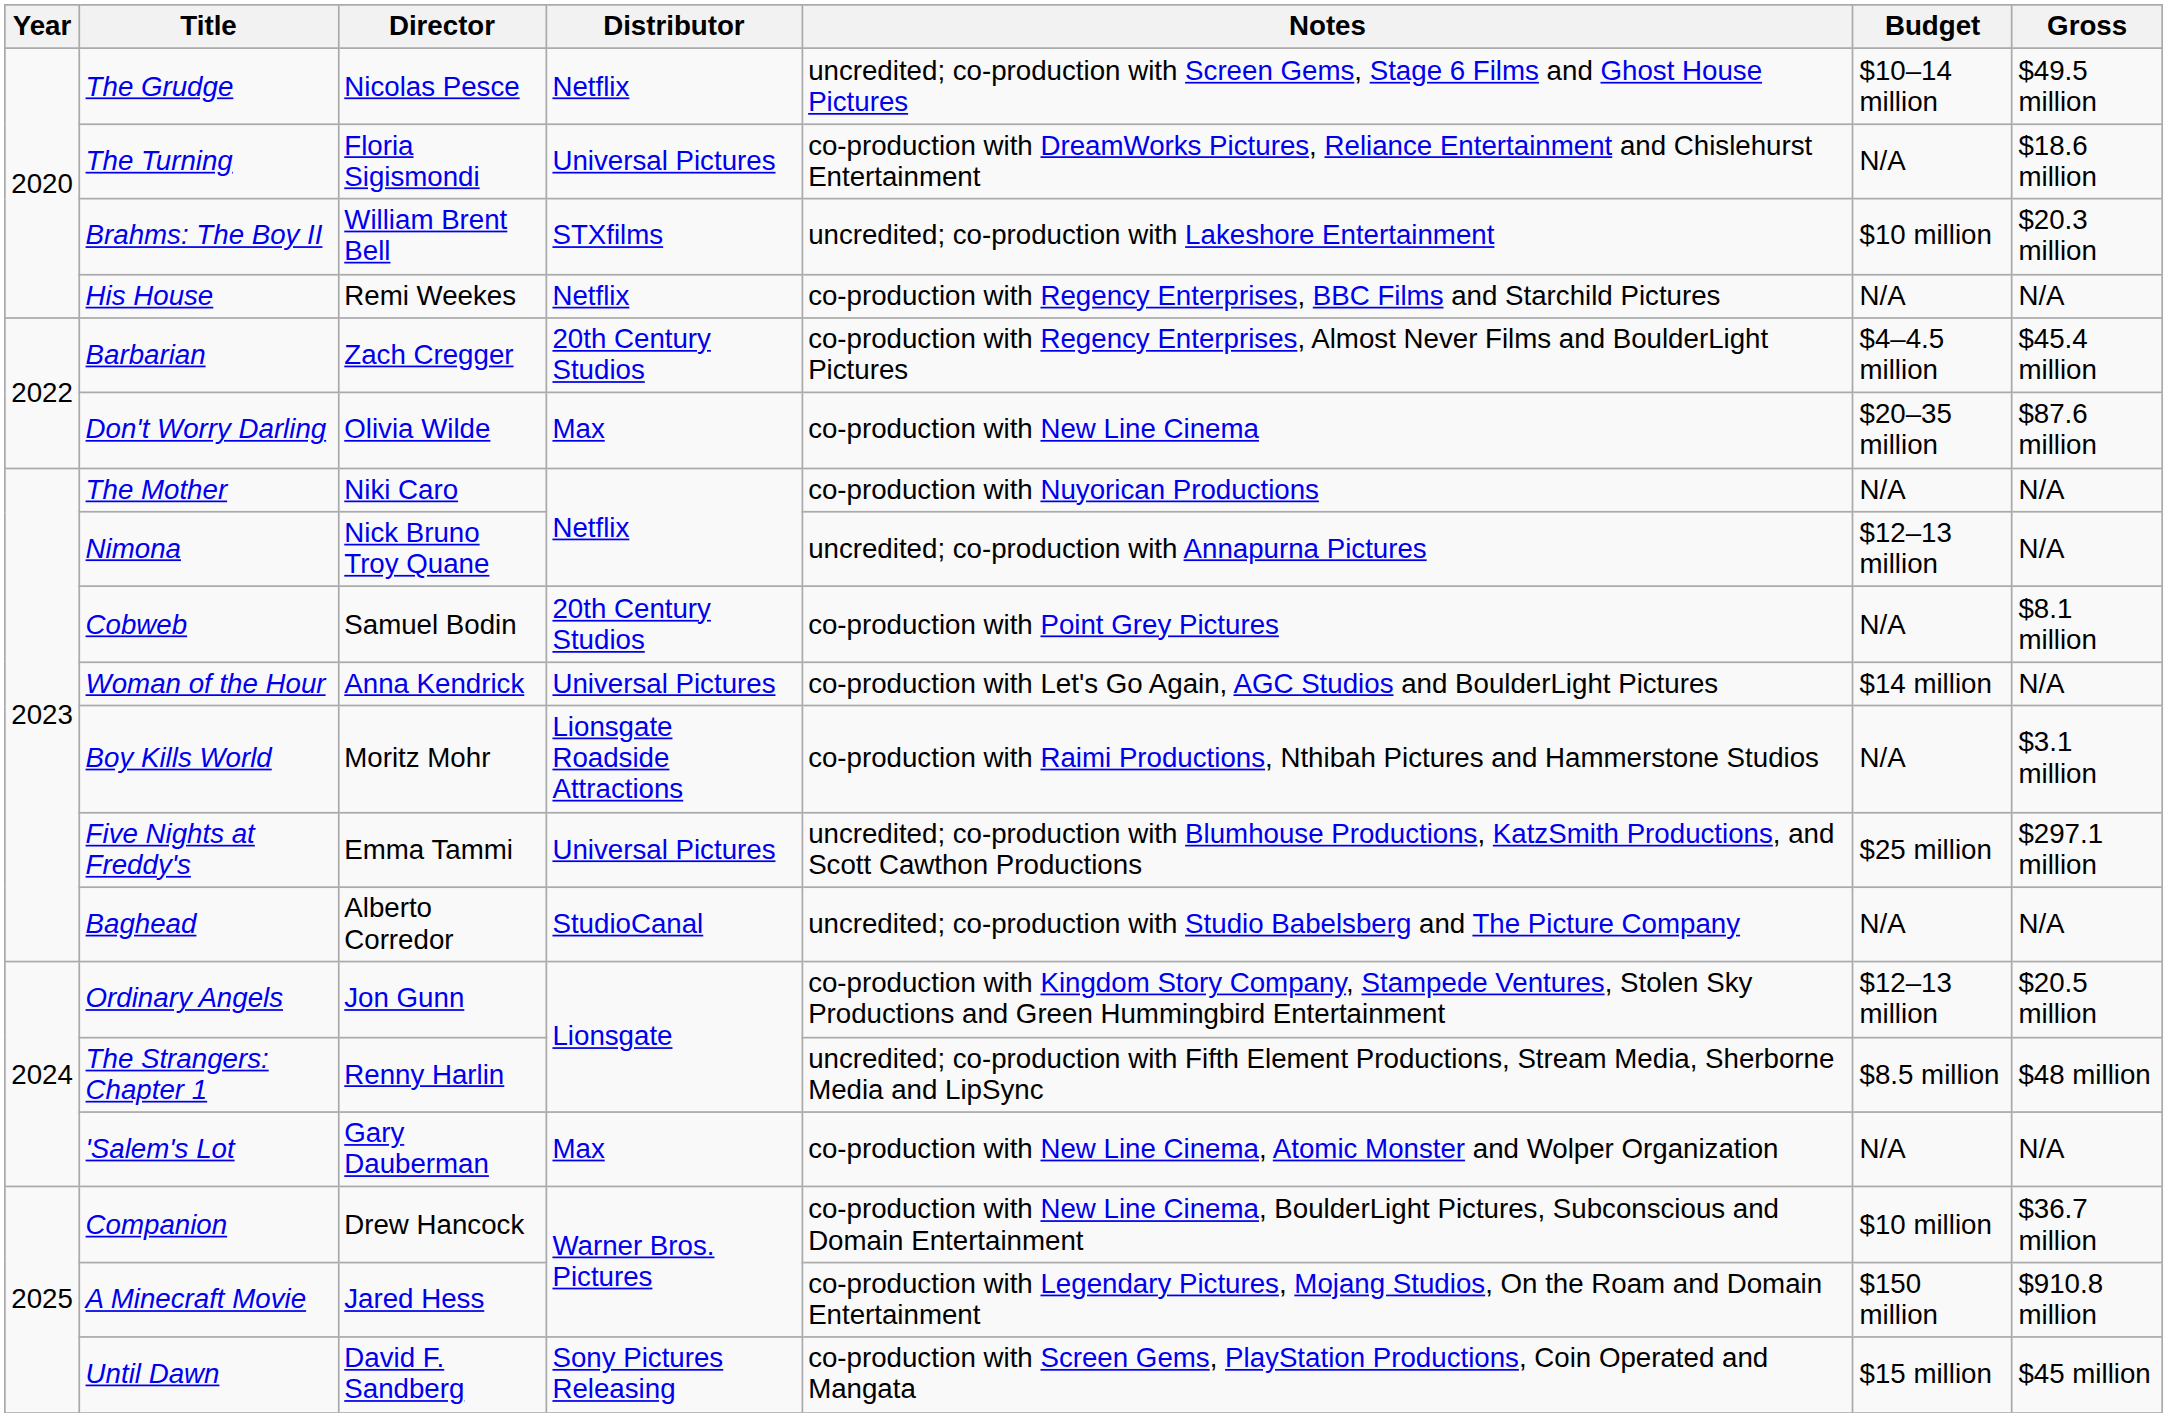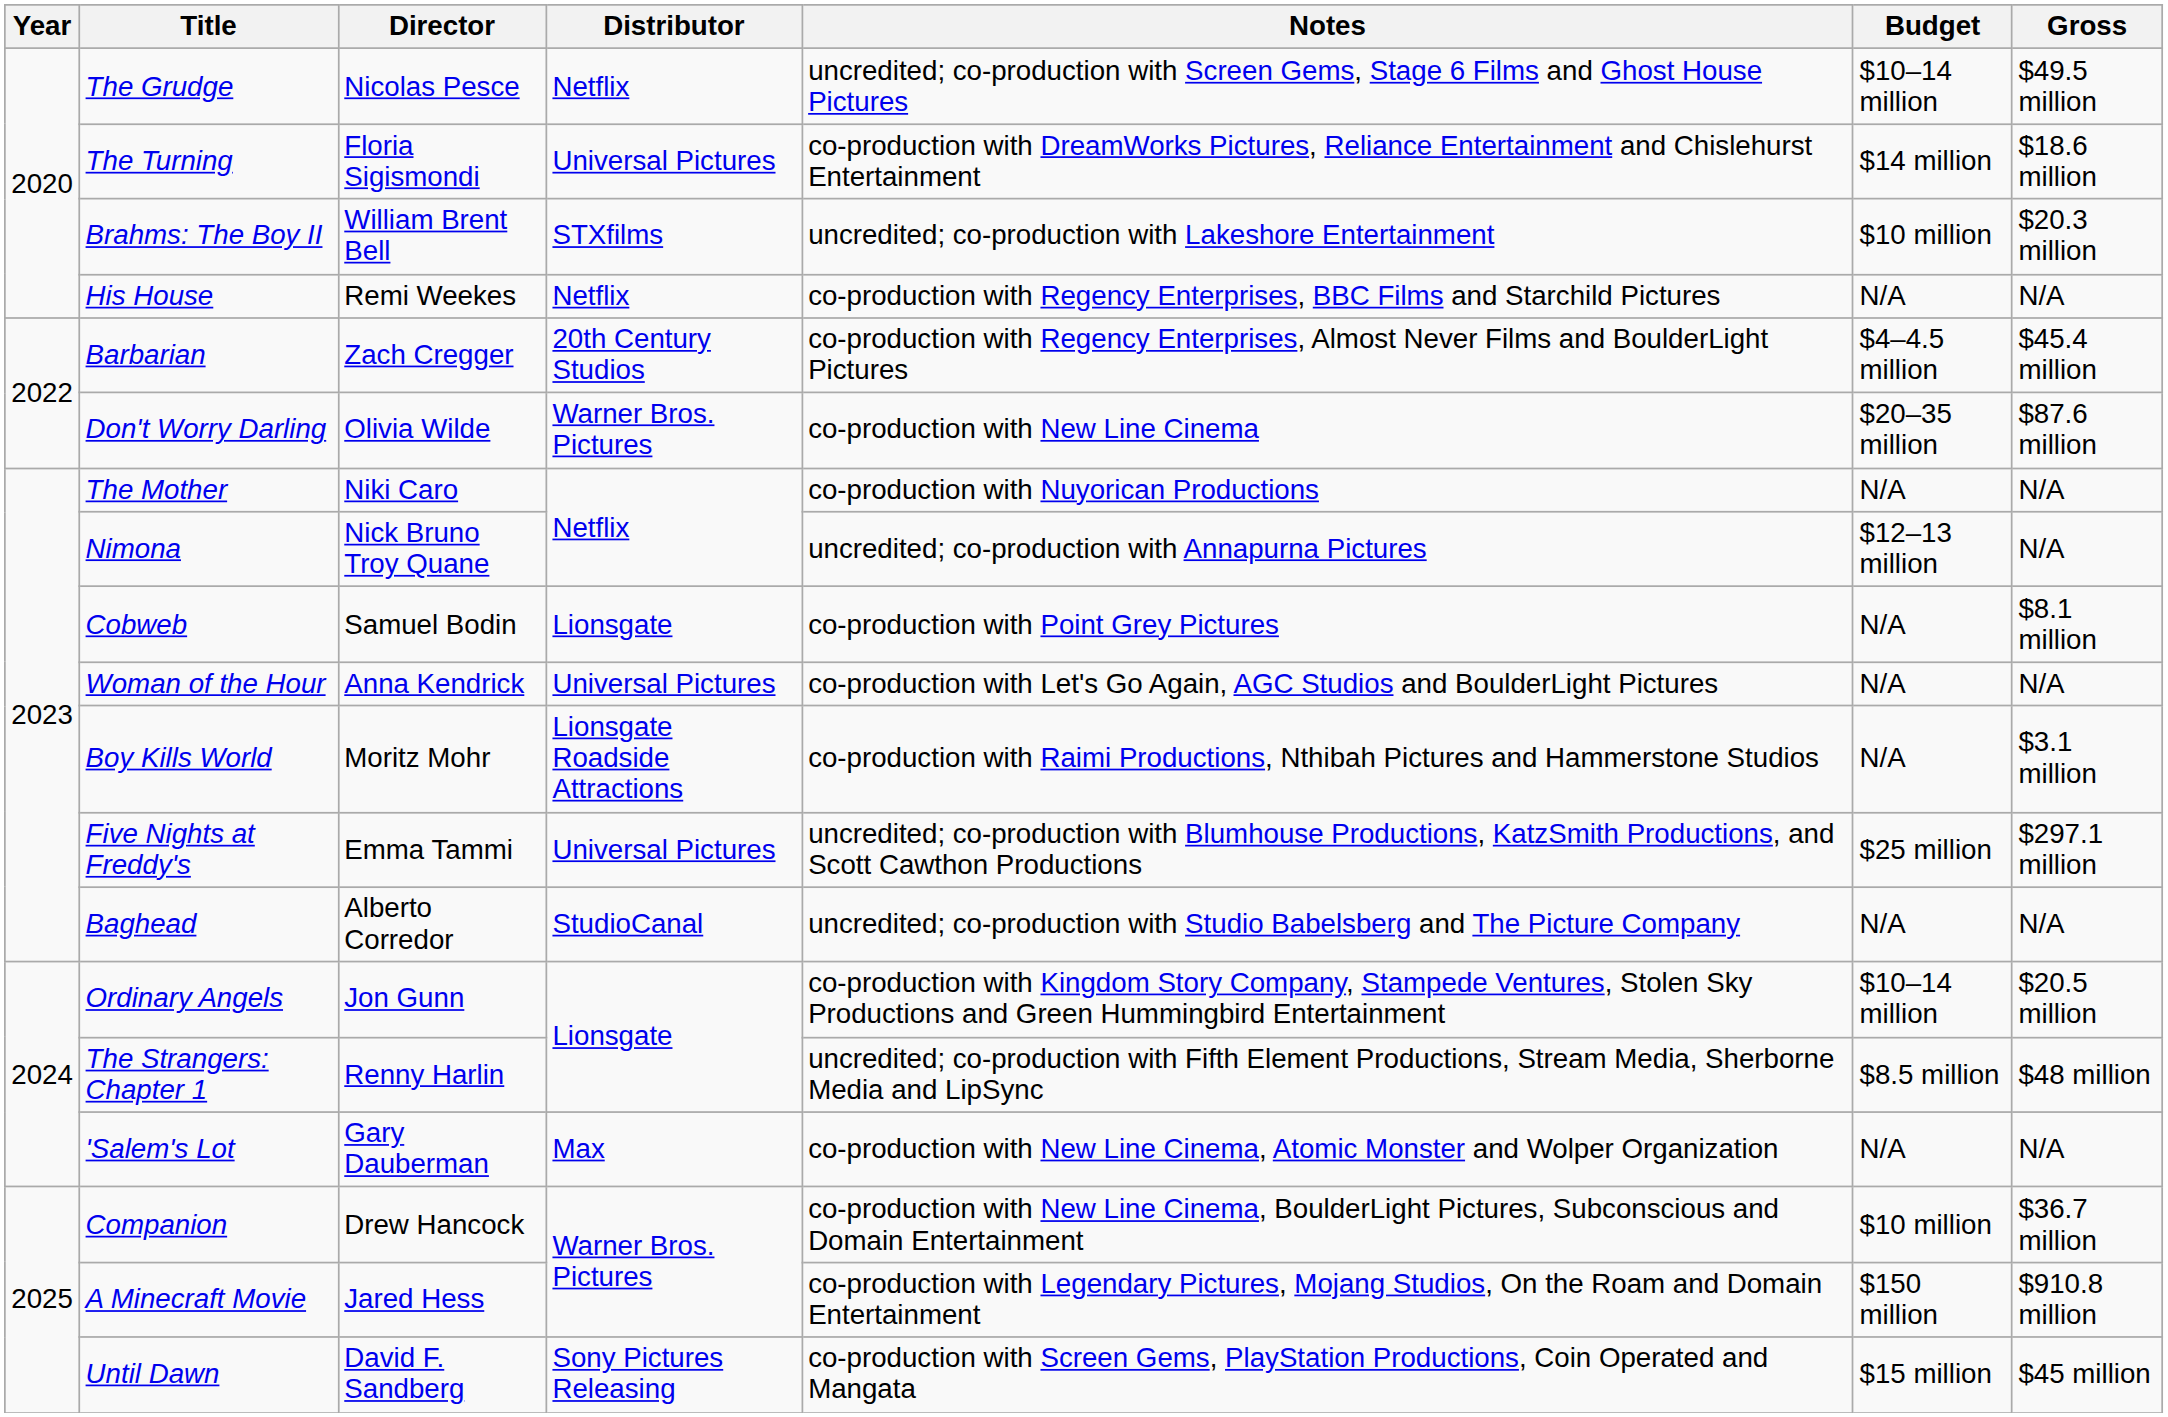(1883, 160) N/A -> (1926, 160) $14 million
(579, 429) Max -> (633, 429) Warner Bros. Pictures
(632, 623) 20th Century Studios -> (612, 623) Lionsgate
(1926, 683) $14 million -> (1883, 683) N/A
(1906, 999) $12–13 million -> (1906, 999) $10–14 million
